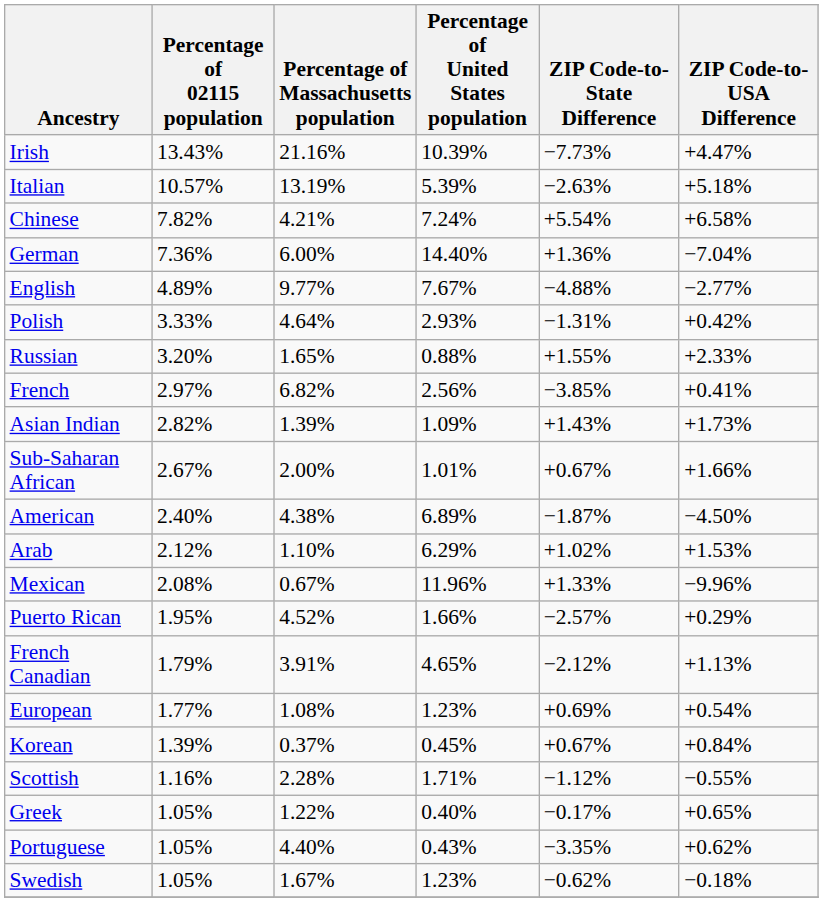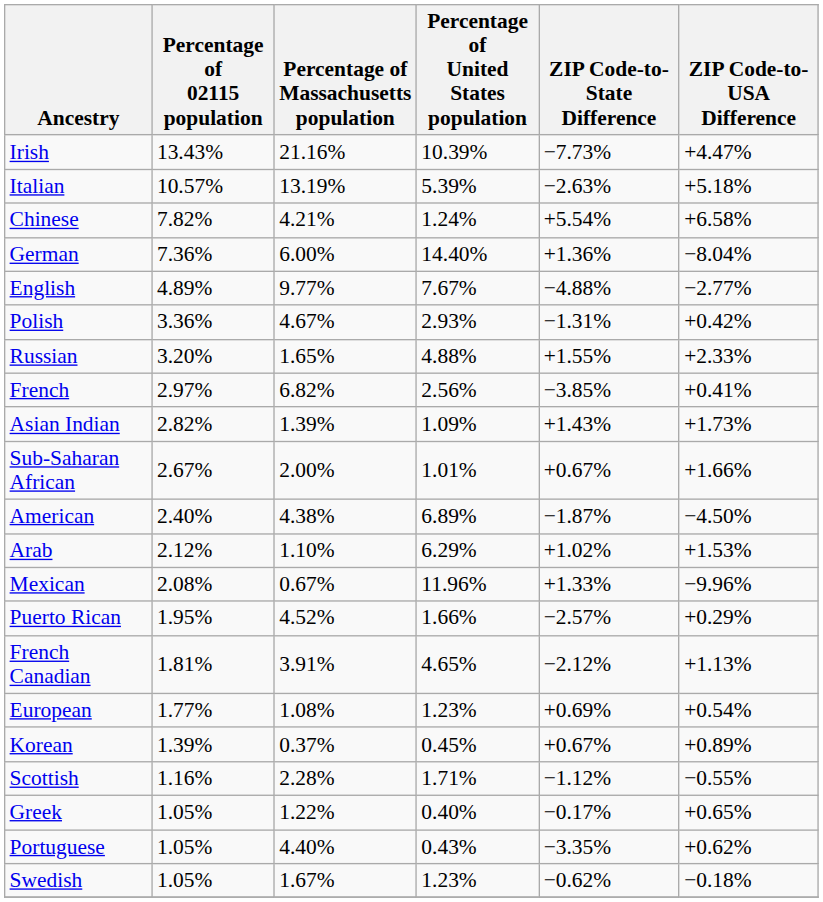(449, 219) 7.24% -> (449, 219) 1.24%
(718, 253) −7.04% -> (718, 253) −8.04%
(185, 321) 3.33% -> (185, 321) 3.36%
(307, 321) 4.64% -> (307, 321) 4.67%
(449, 355) 0.88% -> (449, 355) 4.88%
(185, 664) 1.79% -> (185, 664) 1.81%
(718, 744) +0.84% -> (718, 744) +0.89%
